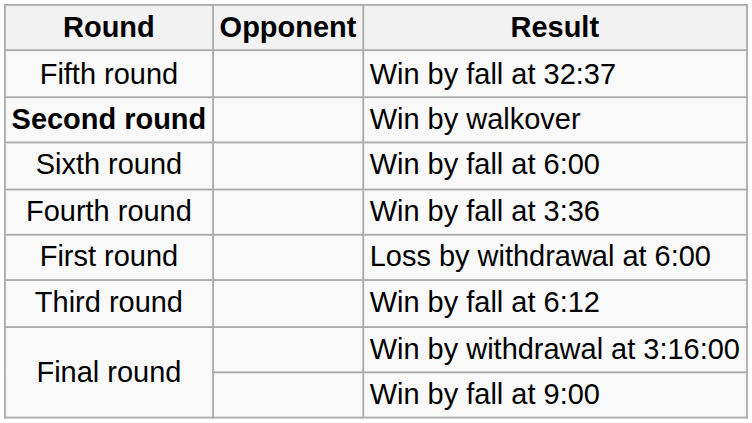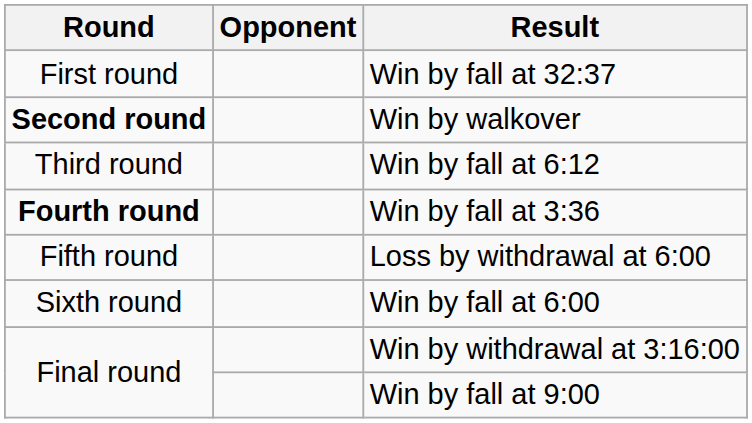(109, 73) Fifth round -> (109, 73) First round
rows swapped: (485, 303) <-> (485, 165)
(109, 211) normal -> (109, 211) bold
(109, 257) First round -> (109, 257) Fifth round
